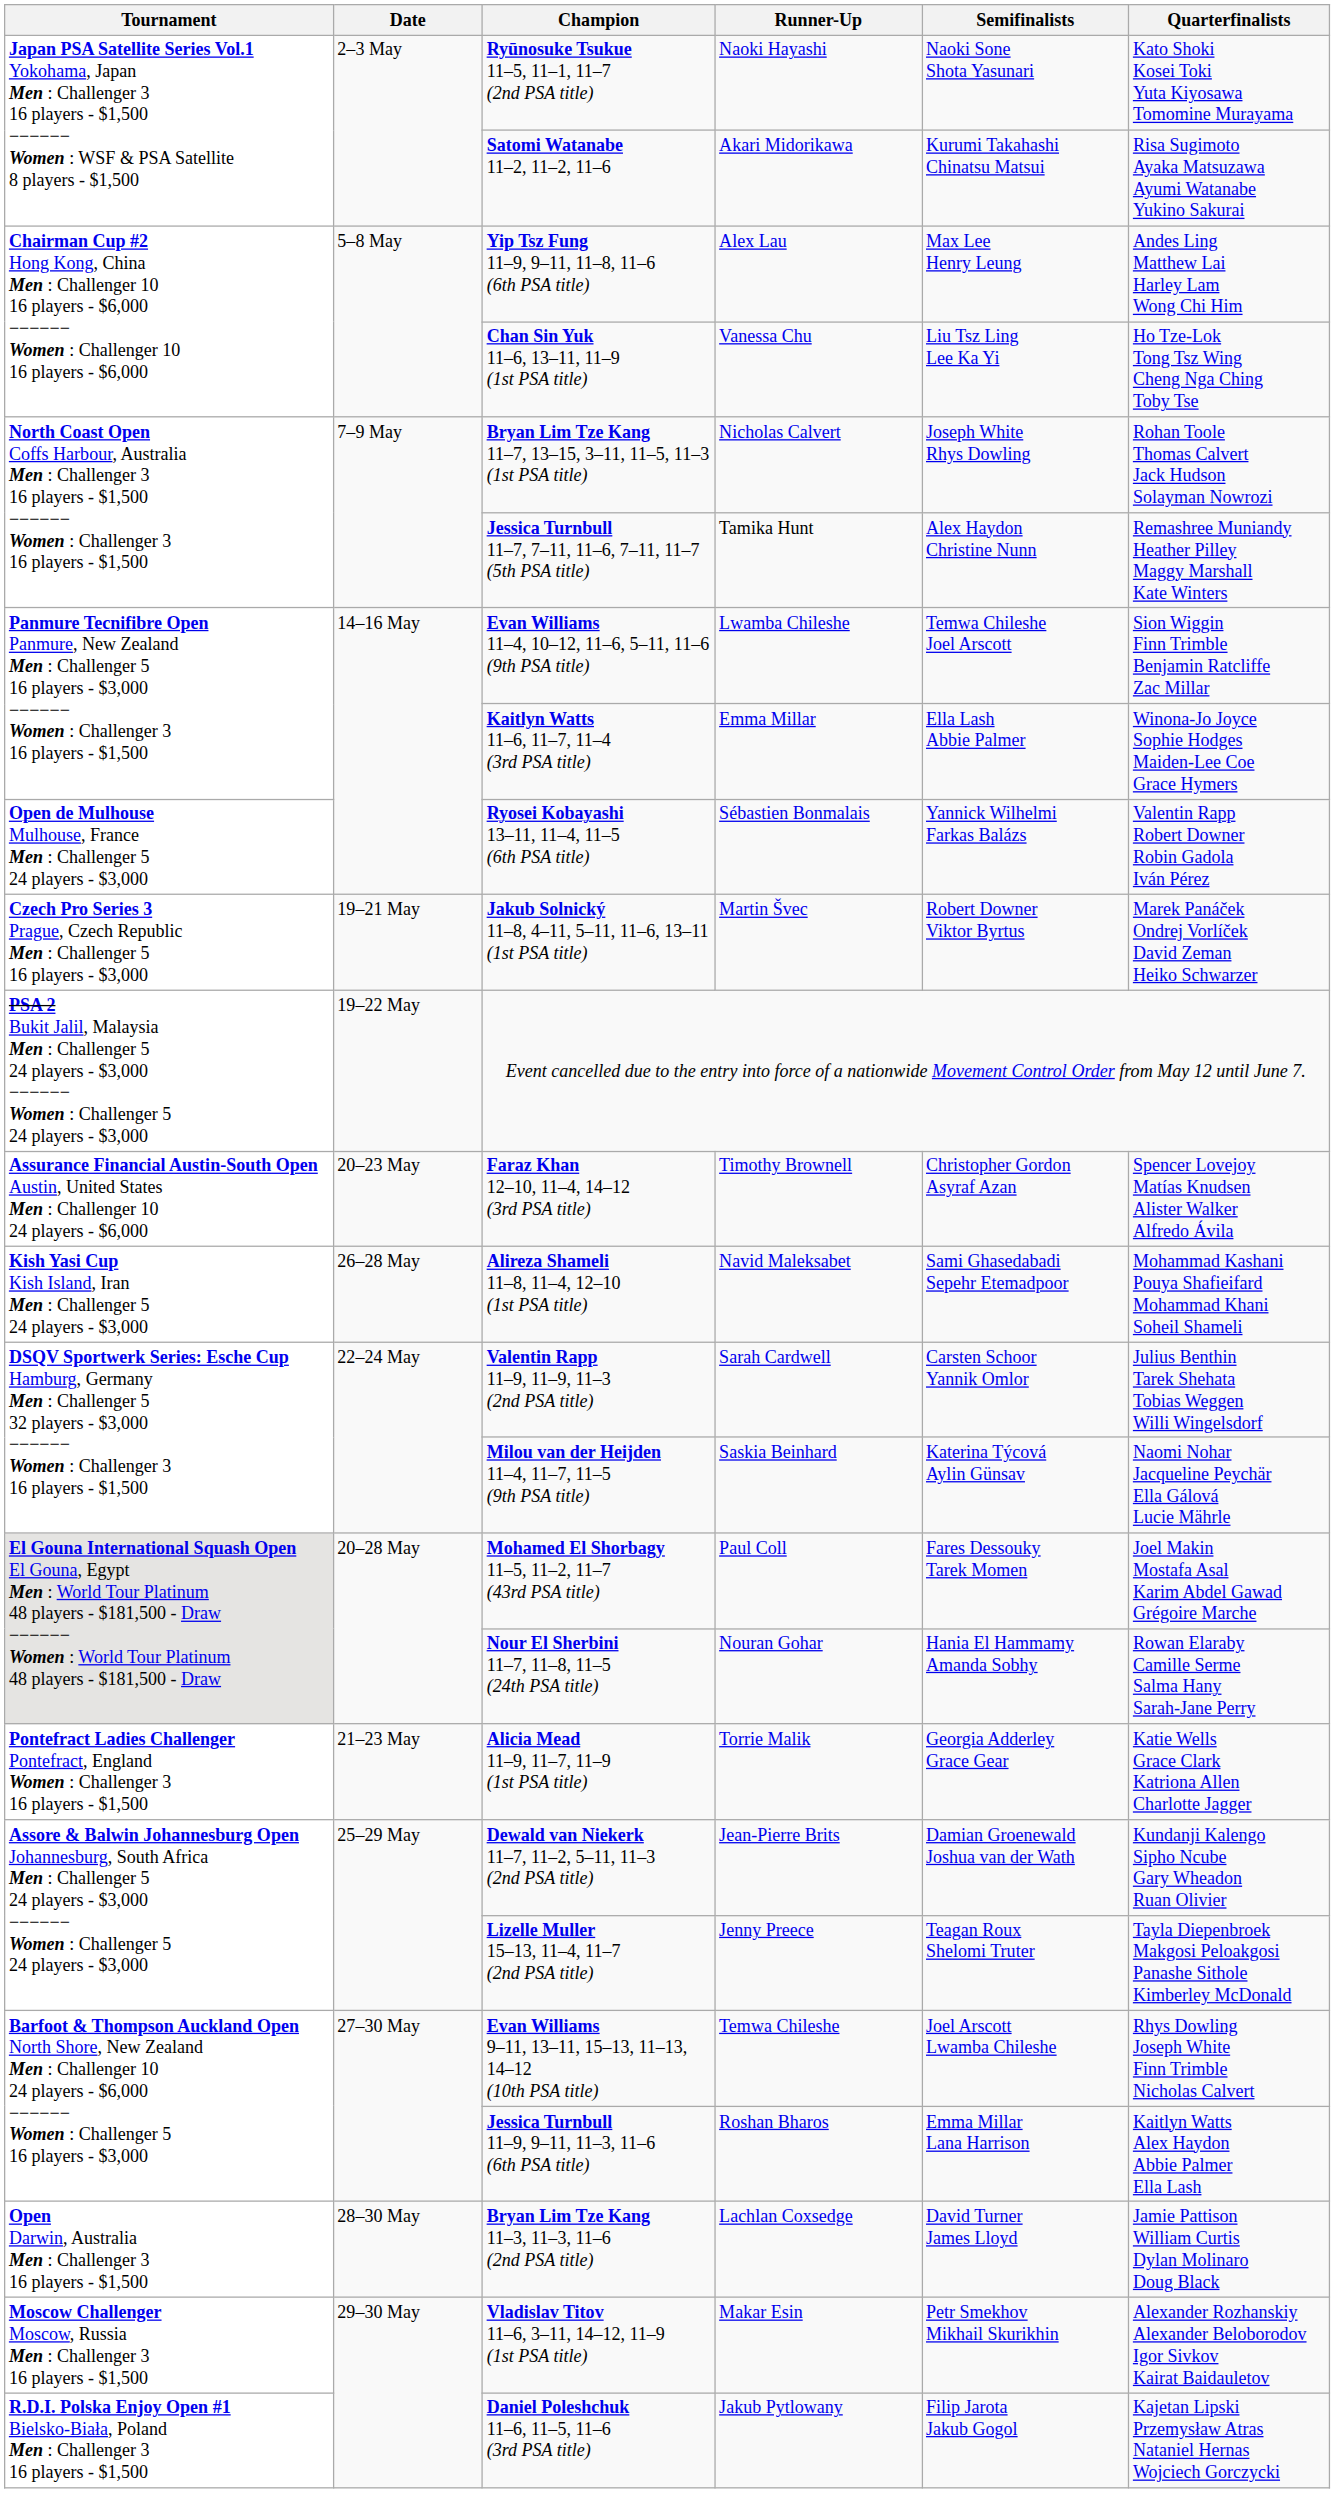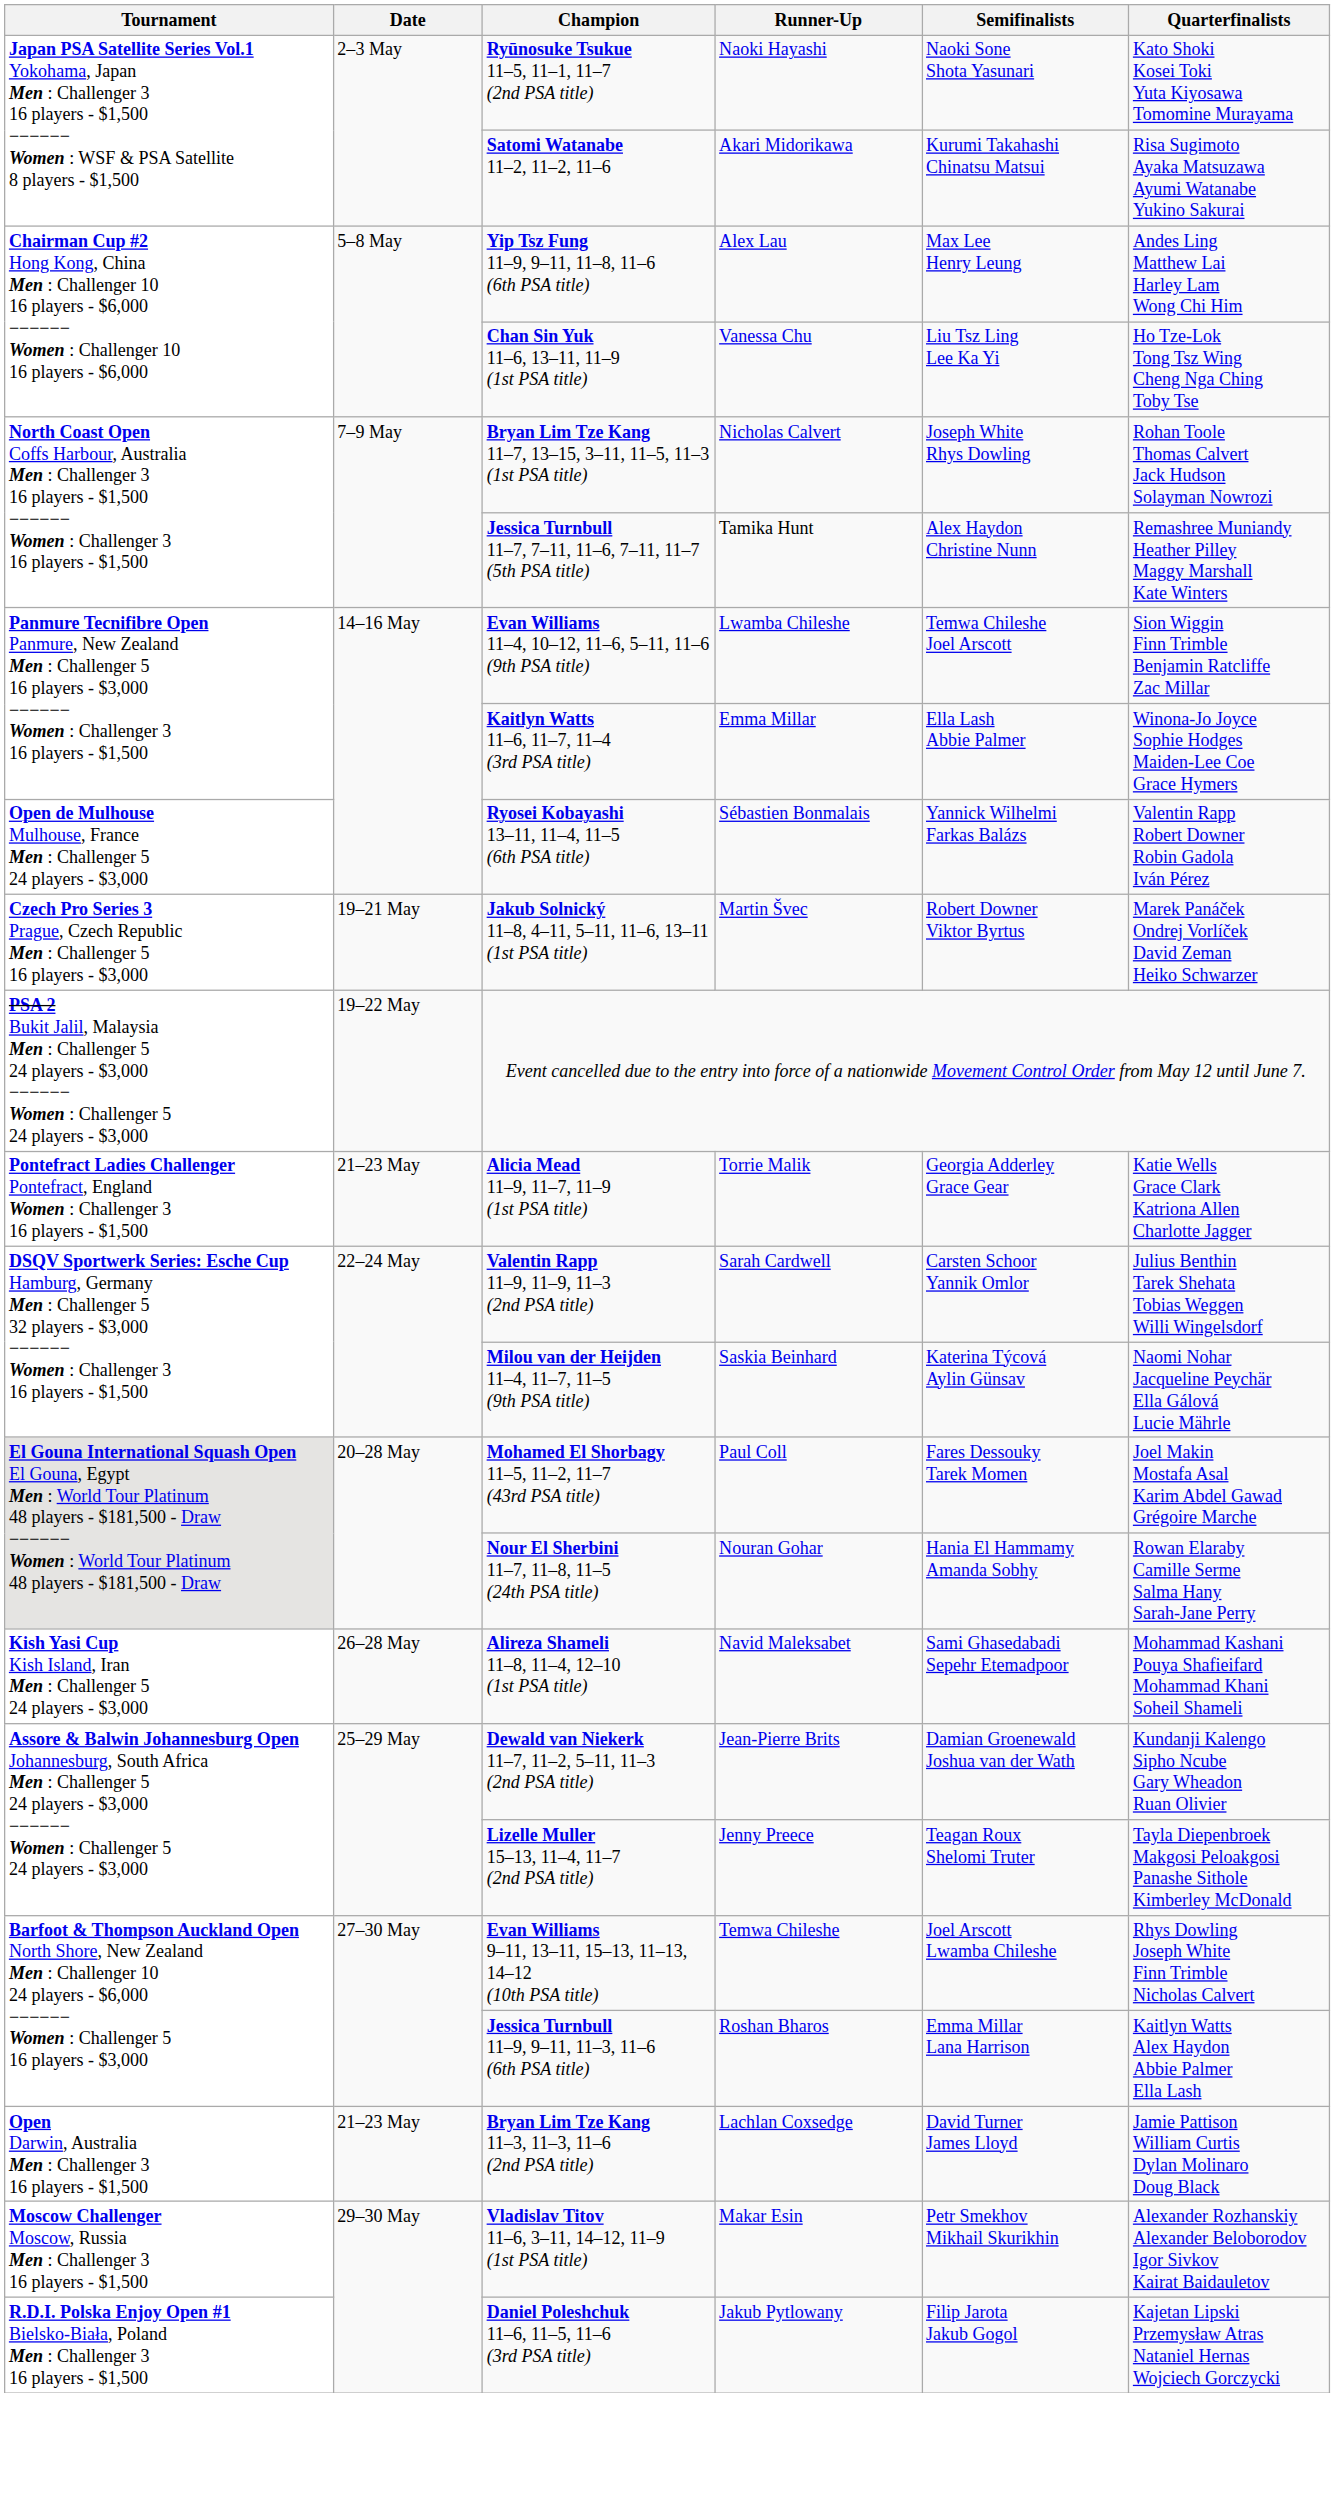- row: (558, 1187)
rows swapped: (549, 1760) <-> (554, 1283)
(379, 2216) 28–30 May -> (379, 2121) 21–23 May
